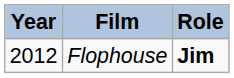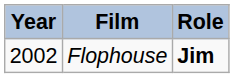(34, 56) 2012 -> (34, 56) 2002
